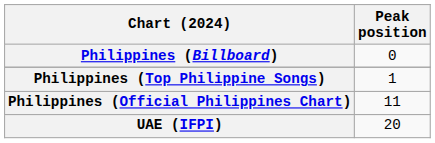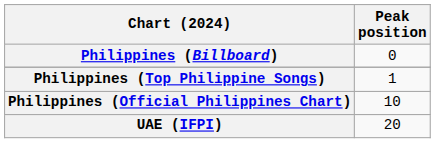(392, 103) 11 -> (392, 103) 10
